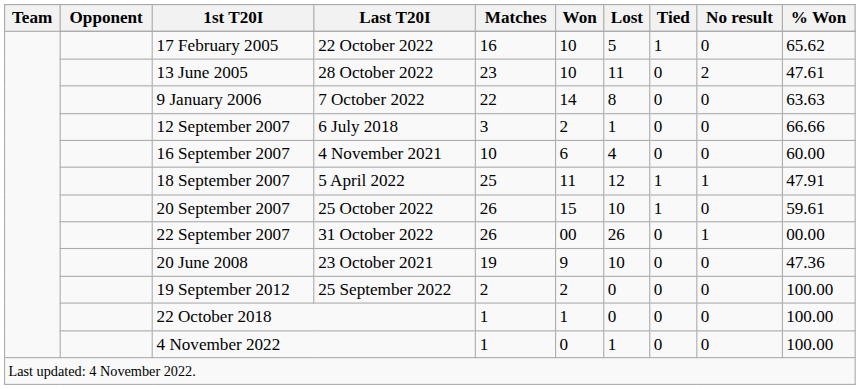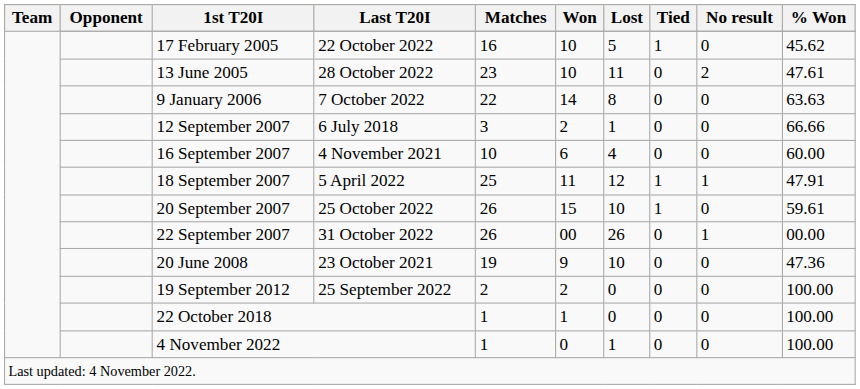(805, 45) 65.62 -> (805, 45) 45.62
